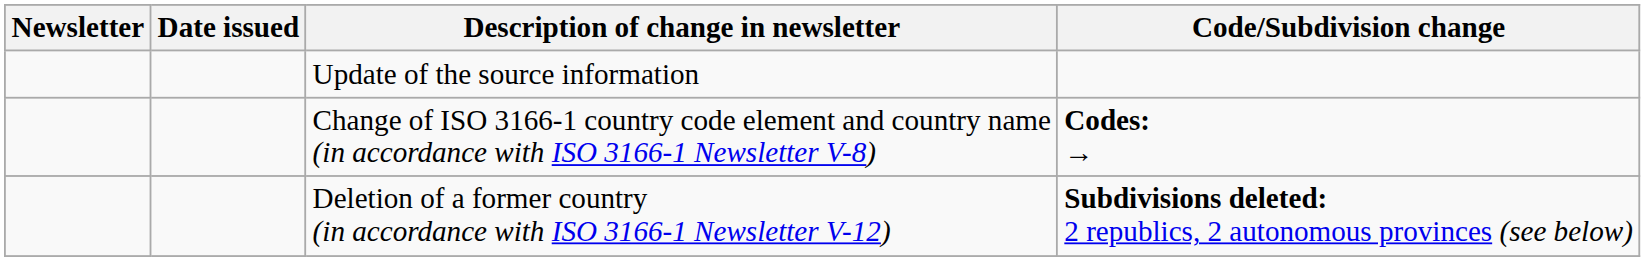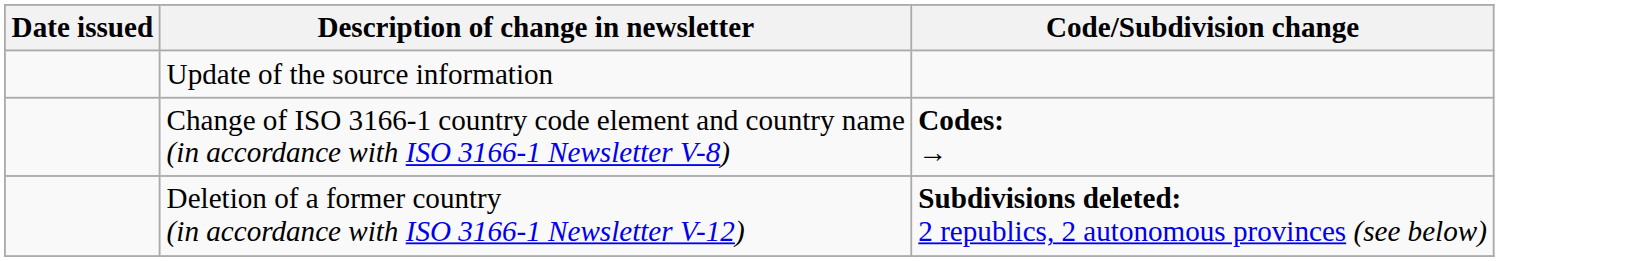- column: (78, 27)
